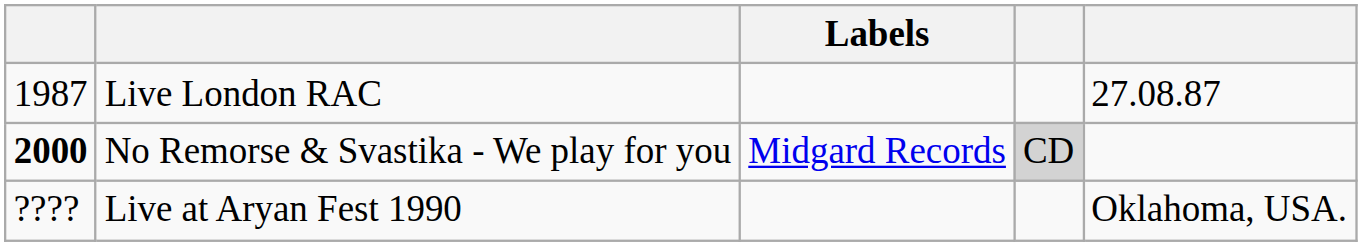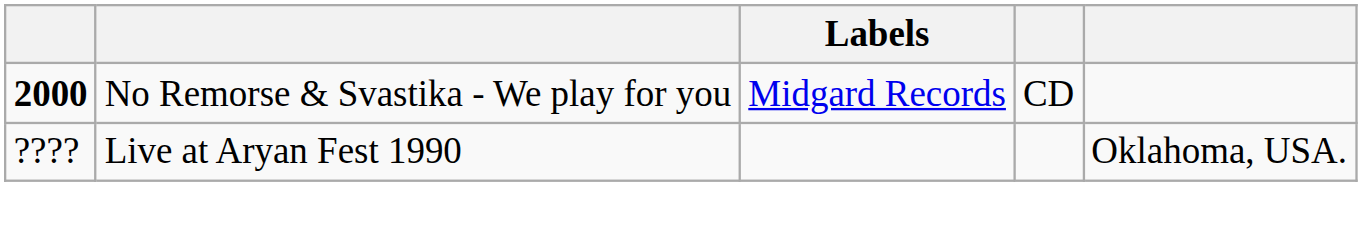- row: (243, 92)
(1049, 151) lightgrey background -> (1049, 92) no background
